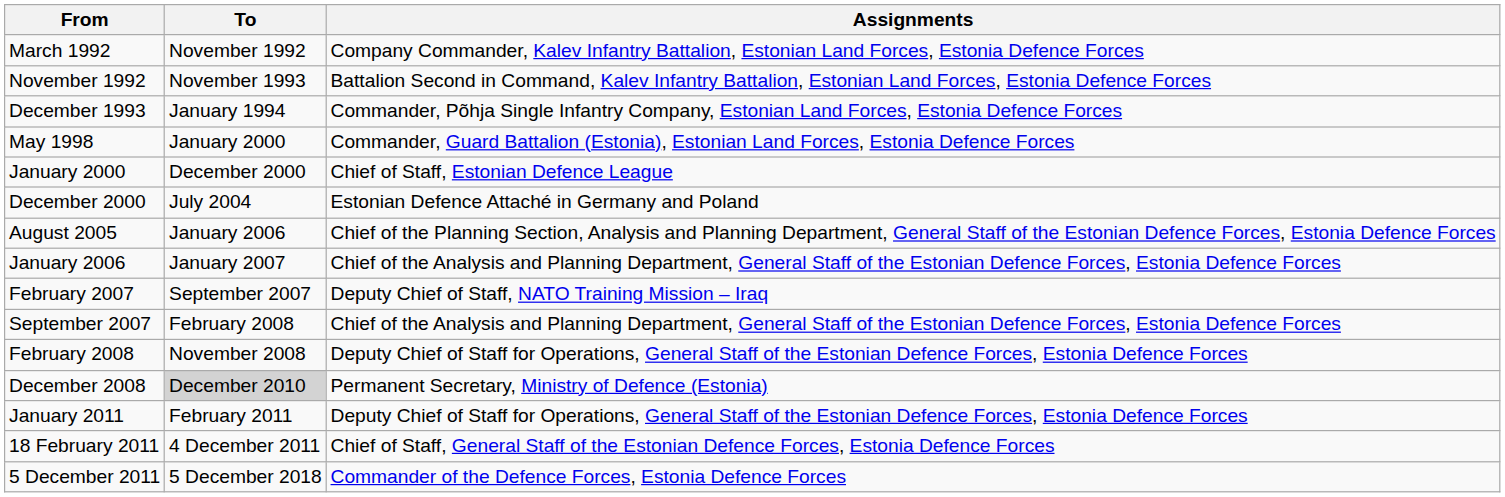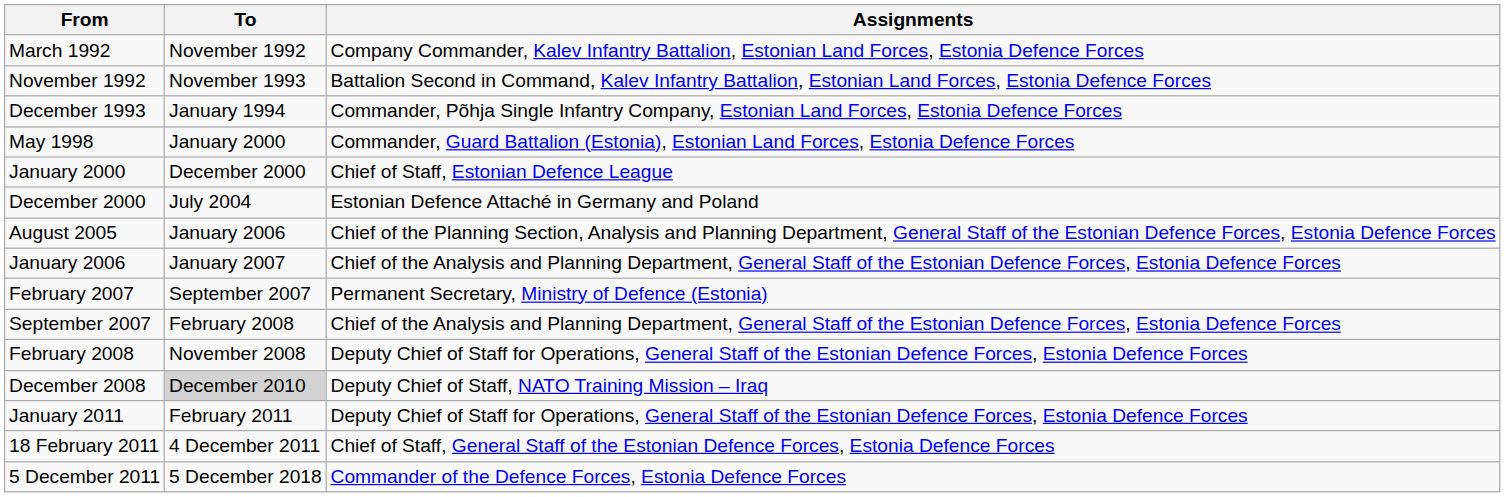(549, 293) Deputy Chief of Staff, NATO Training Mission – Iraq -> (549, 293) Permanent Secretary, Ministry of Defence (Estonia)
(549, 385) Permanent Secretary, Ministry of Defence (Estonia) -> (549, 385) Deputy Chief of Staff, NATO Training Mission – Iraq
